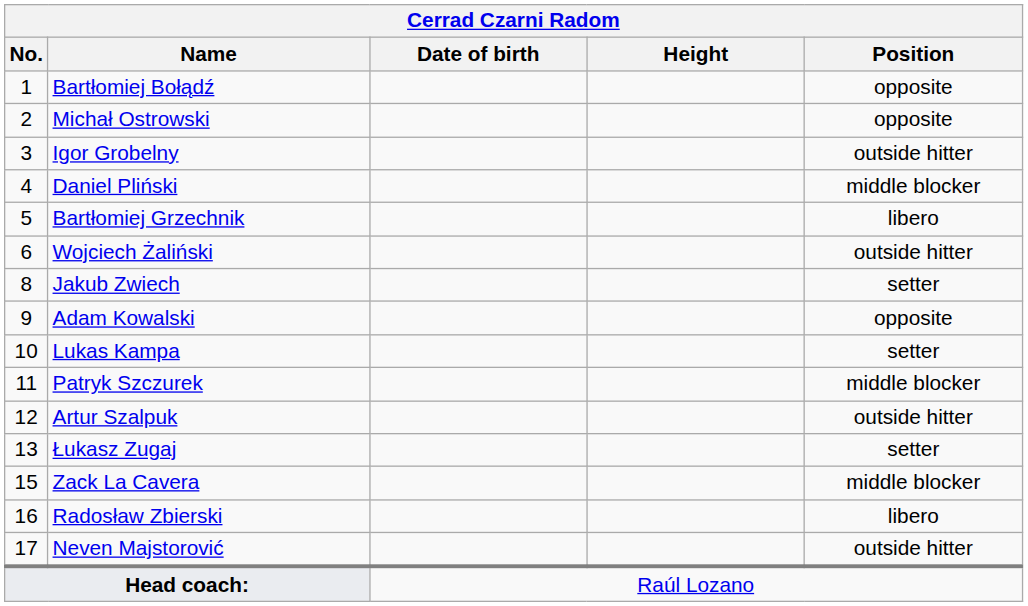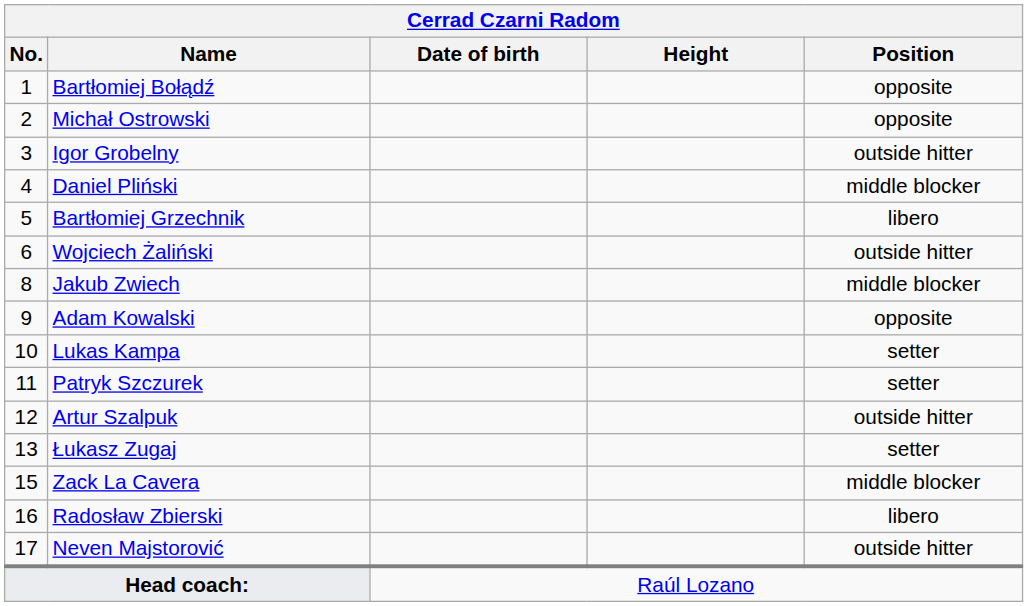(913, 284) setter -> (913, 284) middle blocker
(913, 383) middle blocker -> (913, 383) setter
